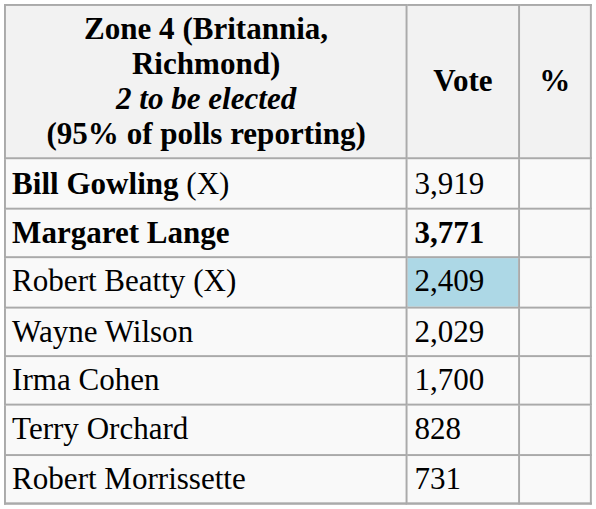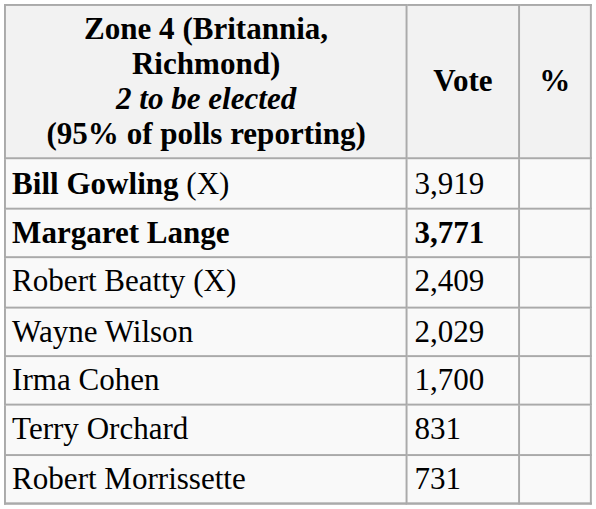(449, 281) lightblue background -> (449, 281) no background
(438, 429) 828 -> (438, 429) 831
